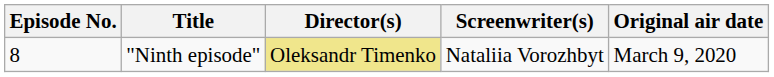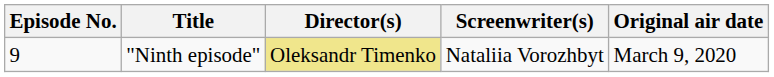(15, 54) 8 -> (15, 54) 9
